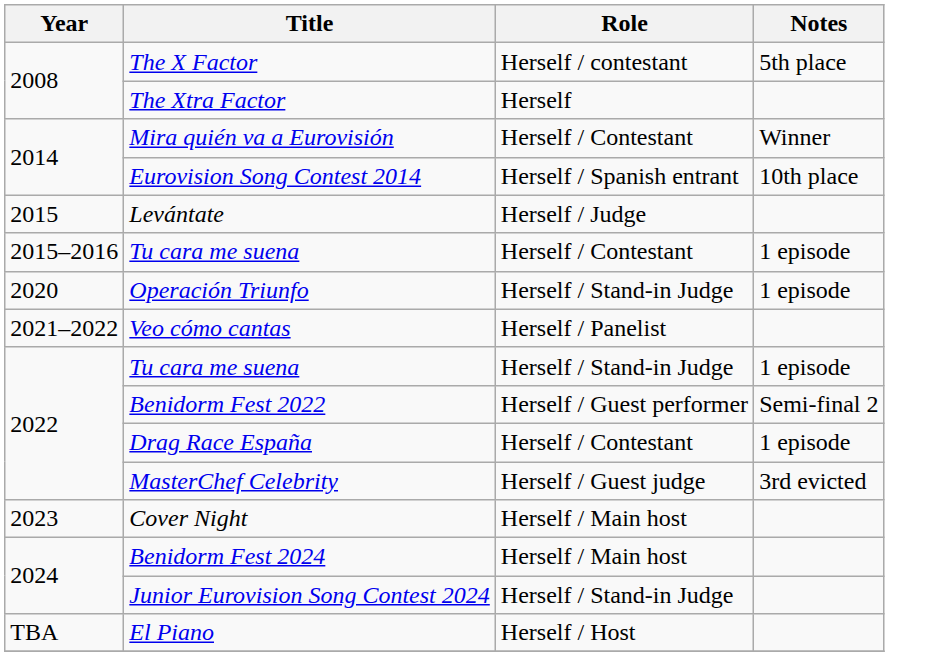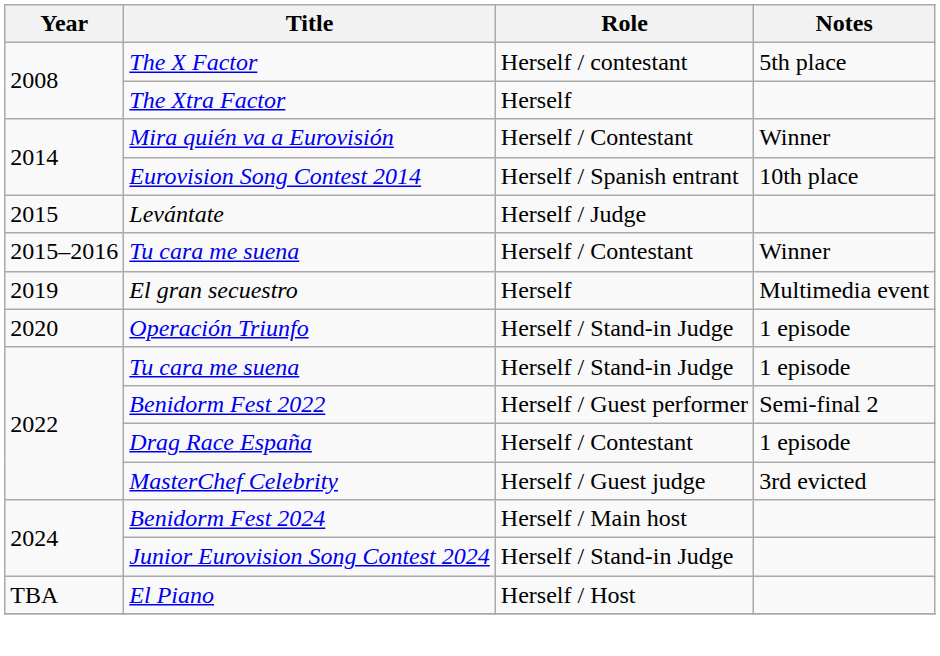(805, 251) 1 episode -> (795, 251) Winner
+ row: (34, 289)
- row: (64, 328)
- row: (34, 518)
